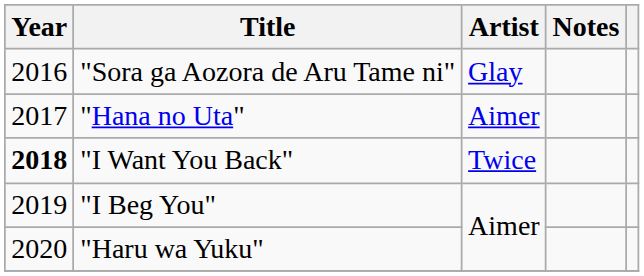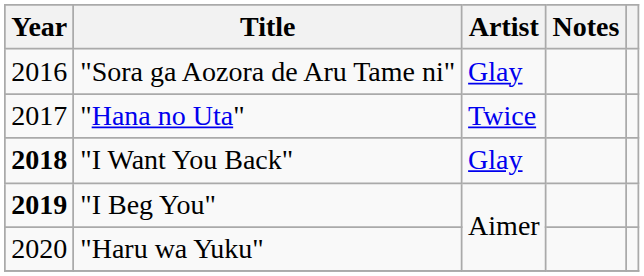(504, 115) Aimer -> (502, 115) Twice
(502, 159) Twice -> (495, 159) Glay
(39, 204) normal -> (39, 204) bold
